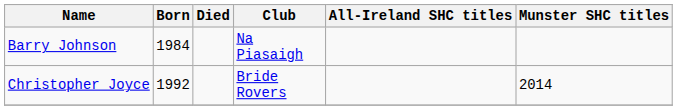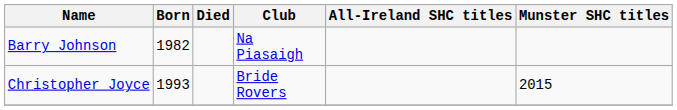(173, 47) 1984 -> (173, 47) 1982
(173, 85) 1992 -> (173, 85) 1993
(536, 85) 2014 -> (536, 85) 2015
